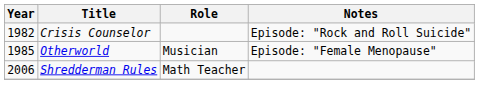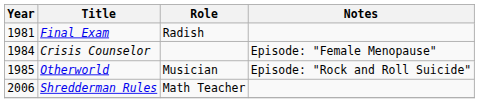+ row: (75, 32)
(21, 32) 1982 -> (21, 51) 1984
(361, 32) Episode: "Rock and Roll Suicide" -> (344, 51) Episode: "Female Menopause"
(344, 51) Episode: "Female Menopause" -> (361, 70) Episode: "Rock and Roll Suicide"
